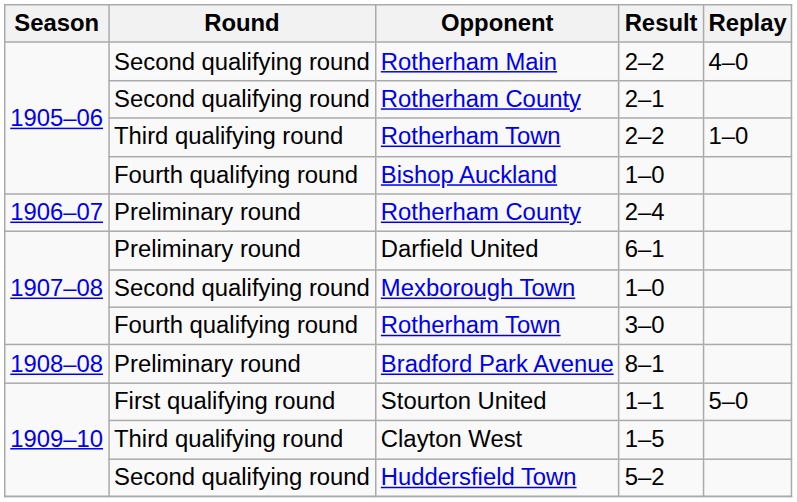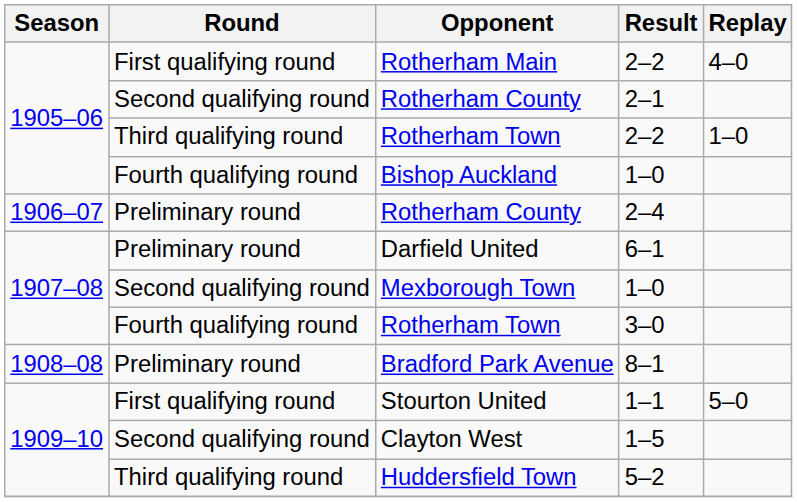(242, 61) Second qualifying round -> (225, 61) First qualifying round
(229, 439) Third qualifying round -> (242, 439) Second qualifying round
(242, 477) Second qualifying round -> (229, 477) Third qualifying round
